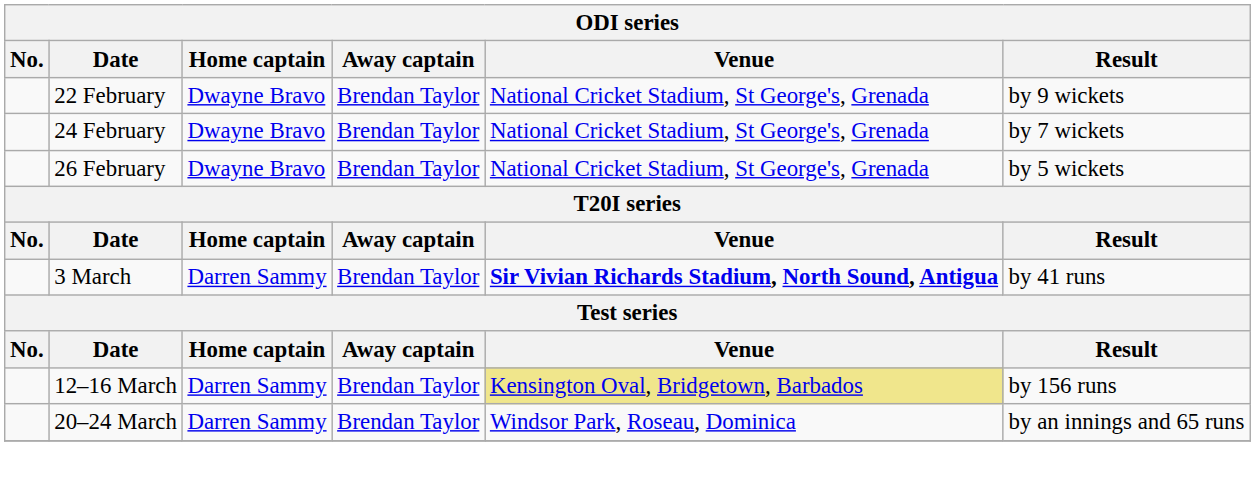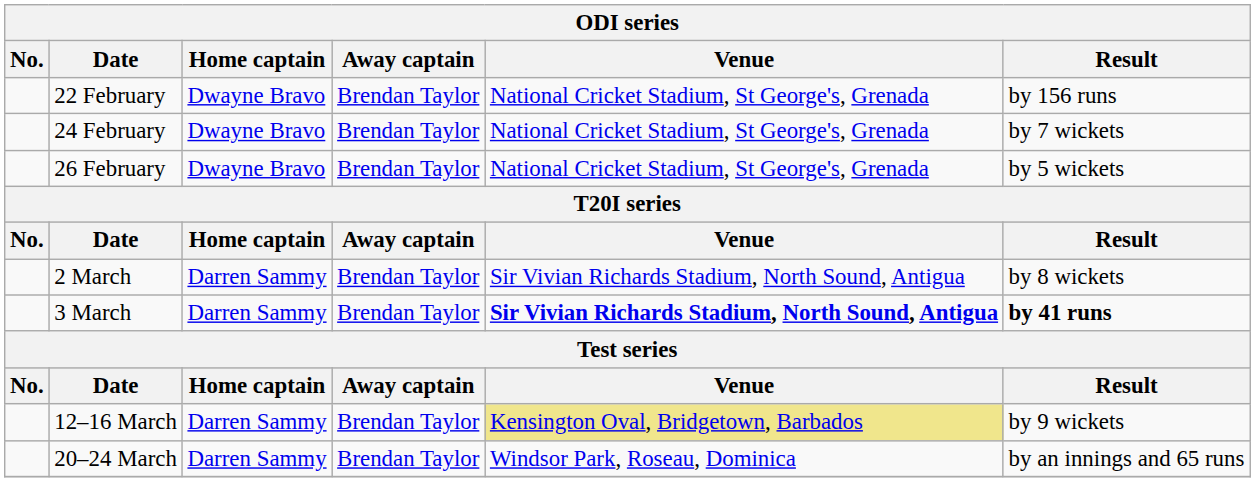(1066, 95) by 9 wickets -> (1063, 95) by 156 runs
+ row: (93, 276)
(1057, 276) normal -> (1060, 312) bold
(1063, 385) by 156 runs -> (1066, 421) by 9 wickets
